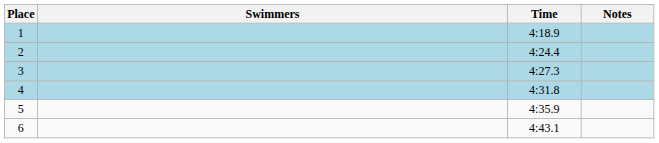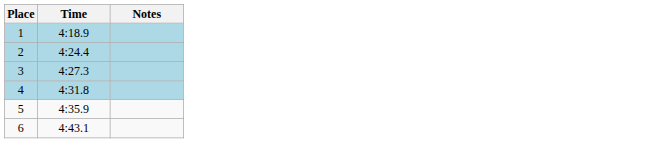- column: (272, 14)
